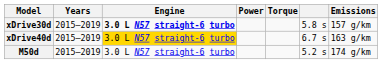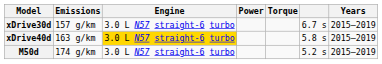columns swapped: (78, 11) <-> (353, 11)
(170, 25) bold -> (170, 25) normal
(314, 25) 5.8 s -> (314, 25) 6.7 s
(314, 38) 6.7 s -> (314, 38) 5.8 s
